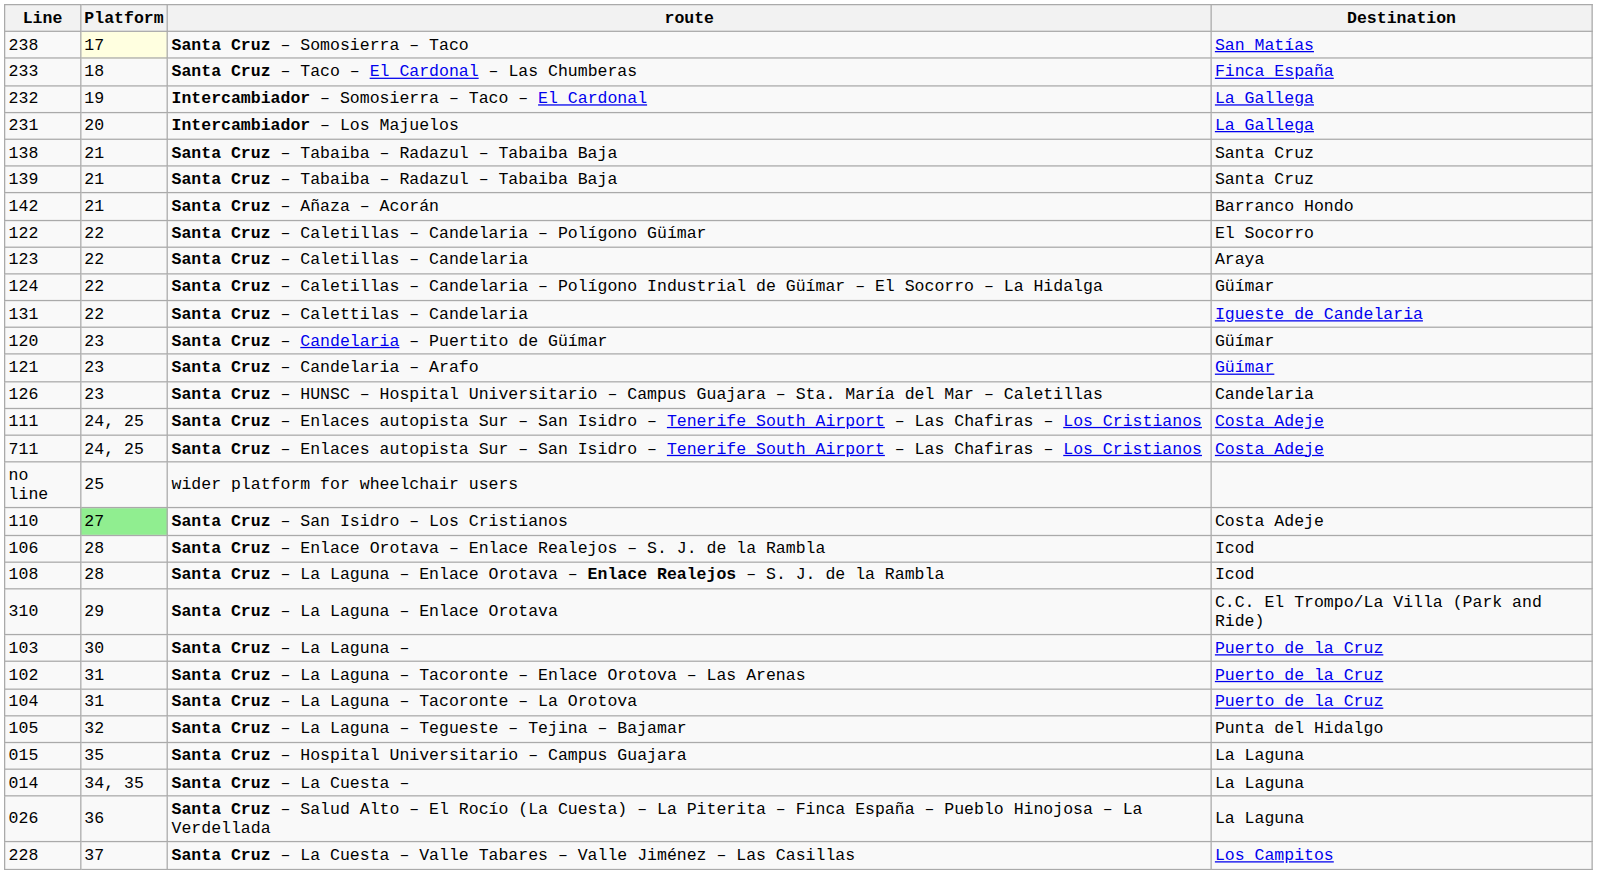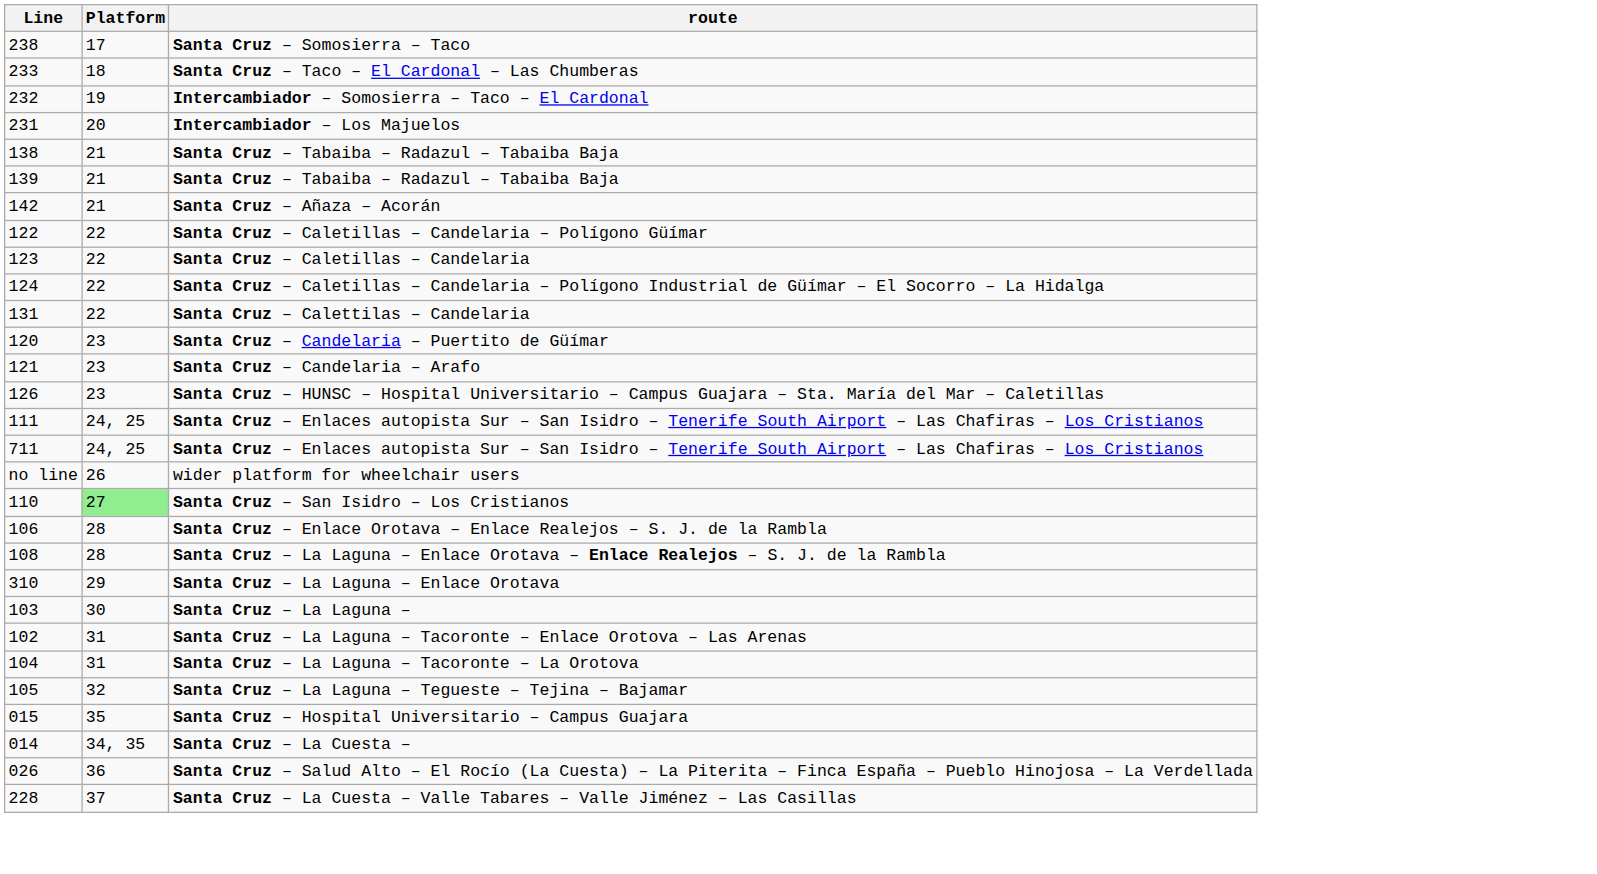- column: (1402, 18)
(94, 45) lightyellow background -> (96, 45) no background
(94, 485) 25 -> (96, 476) 26
